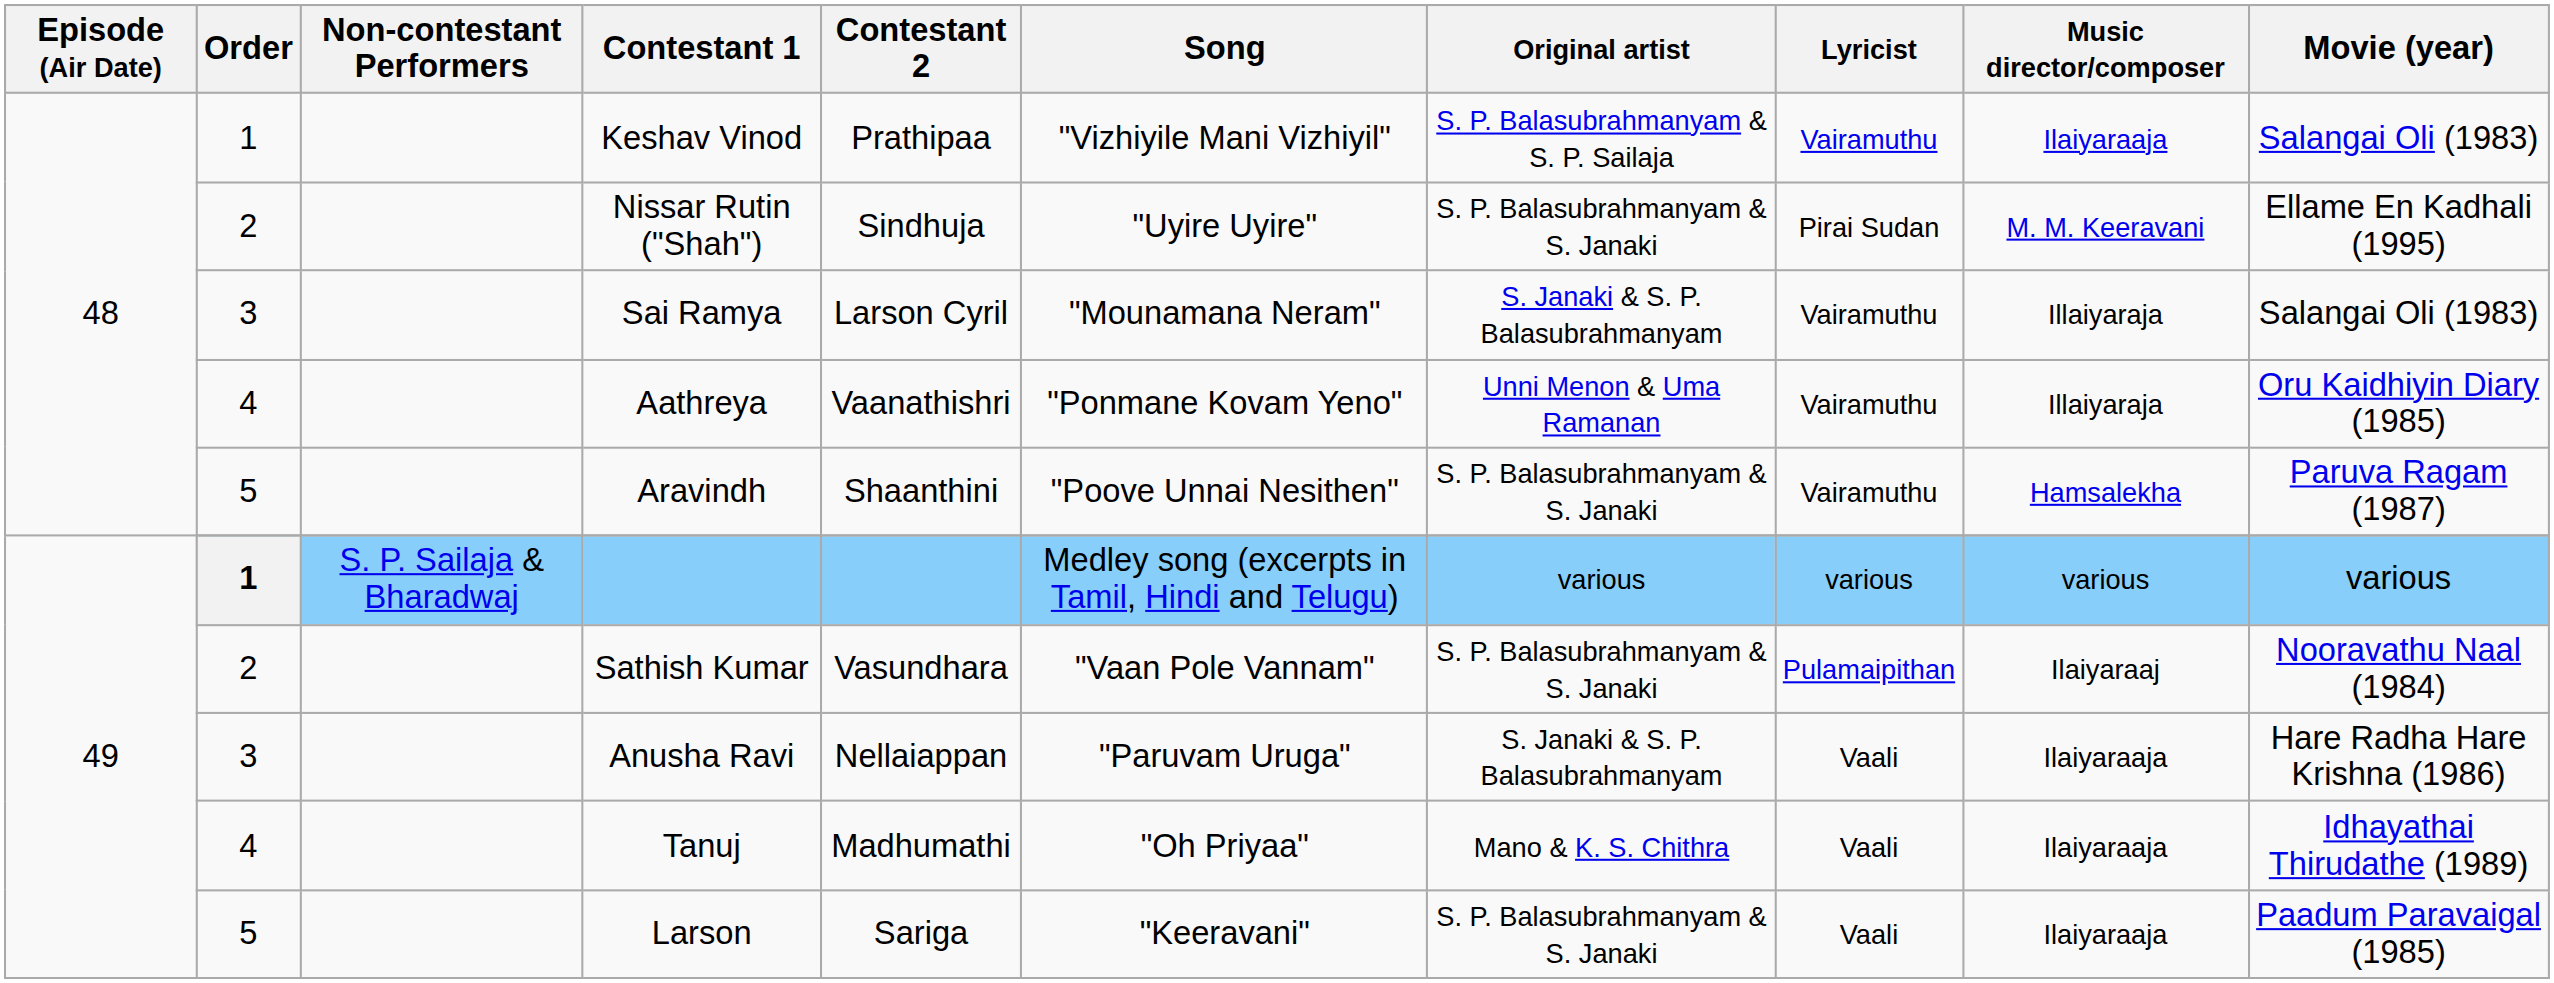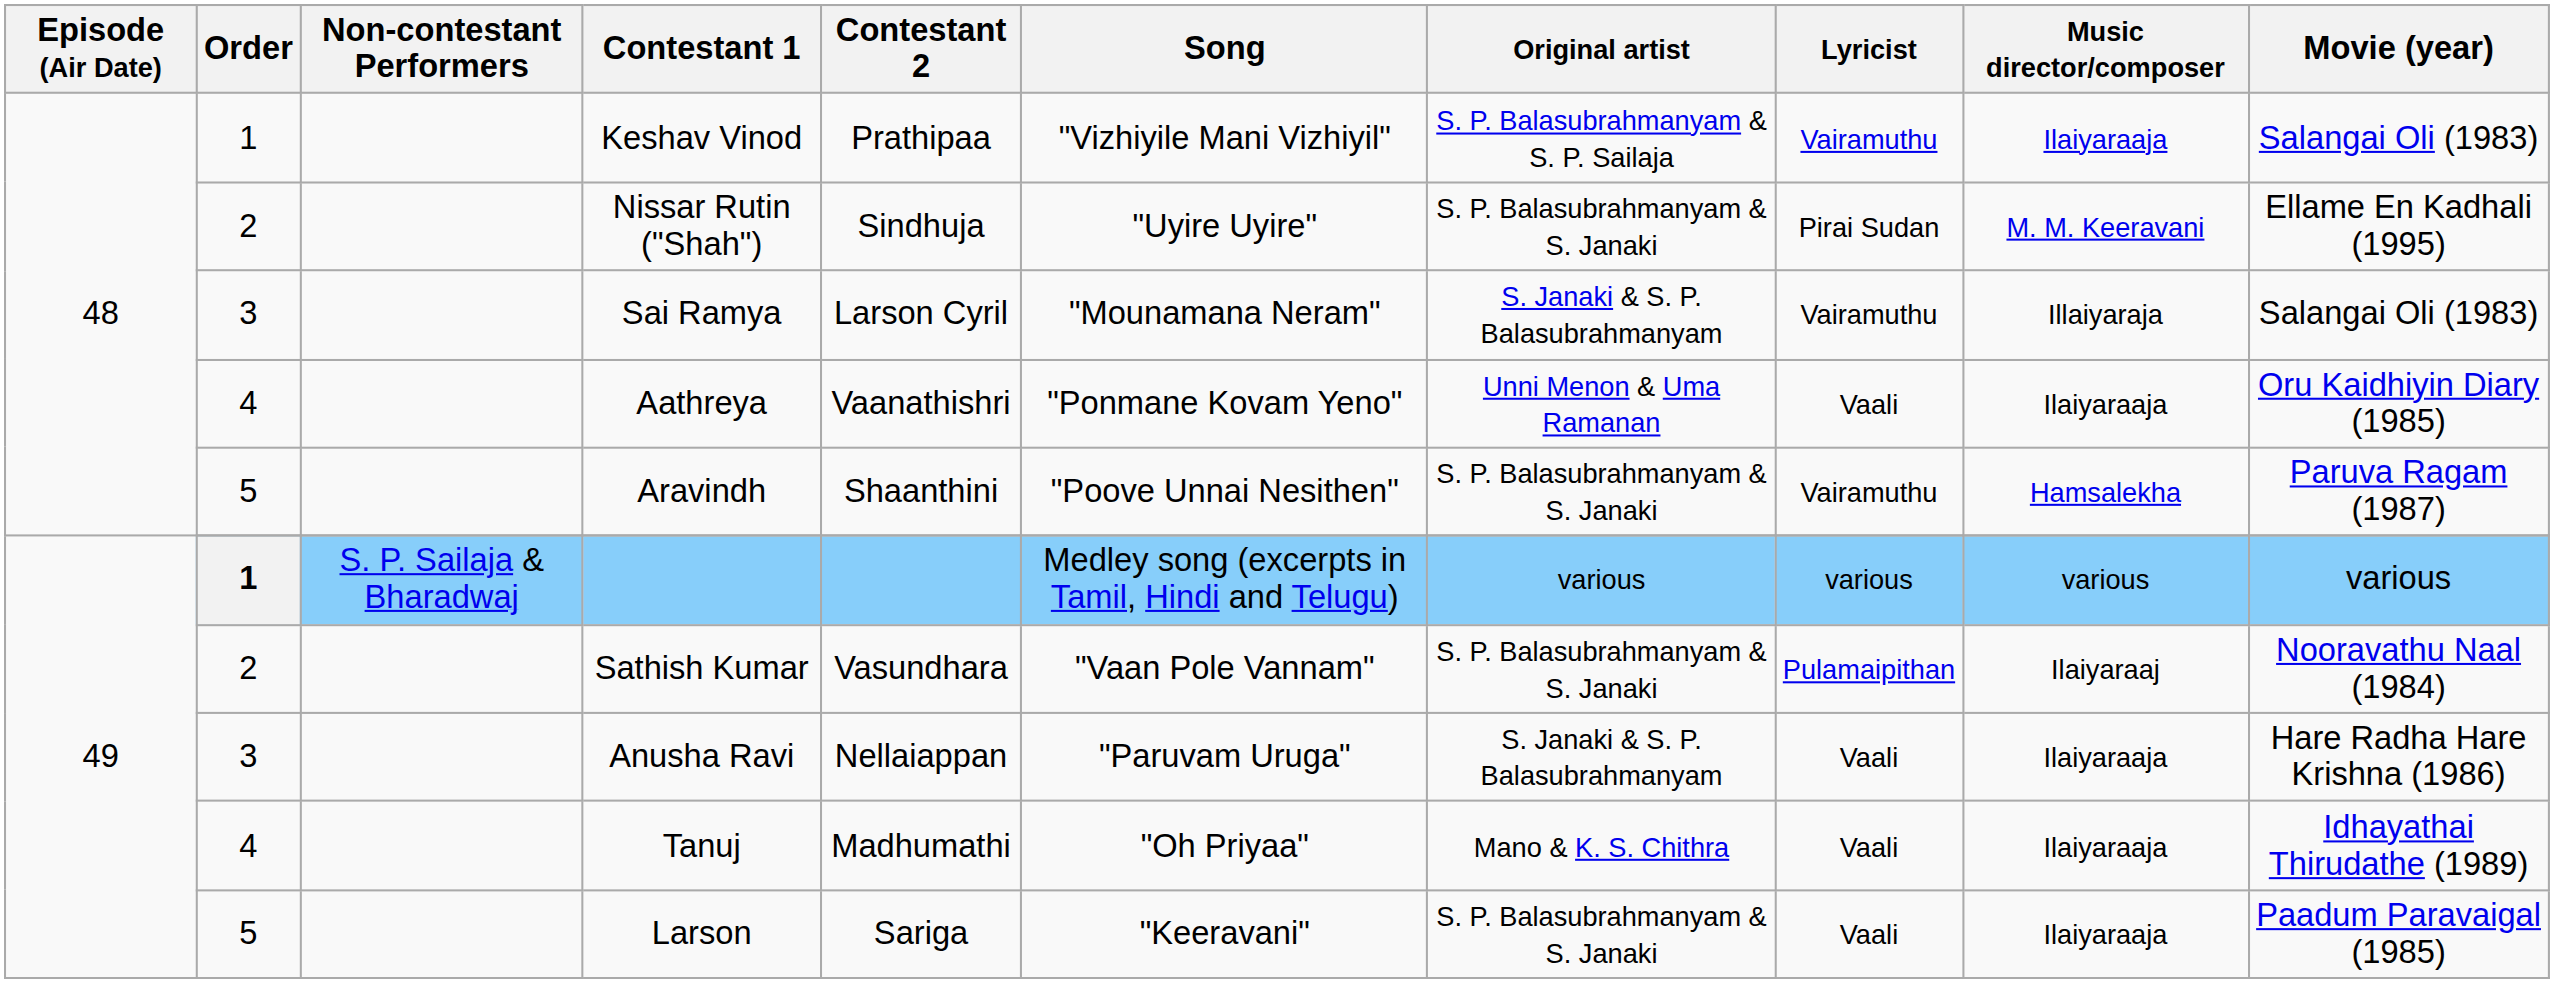(1869, 404) Vairamuthu -> (1869, 404) Vaali
(2105, 404) Illaiyaraja -> (2105, 404) Ilaiyaraaja
